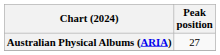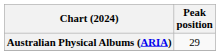(195, 42) 27 -> (195, 42) 29
